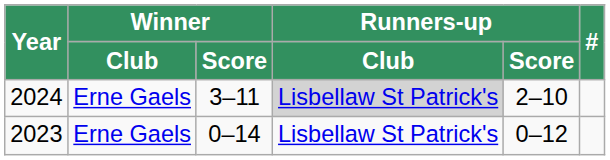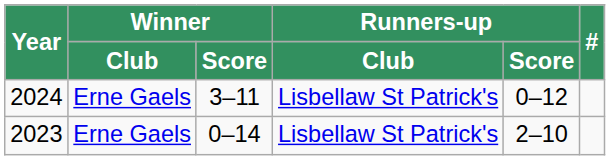(388, 97) lightgrey background -> (388, 97) no background
(542, 97) 2–10 -> (542, 97) 0–12
(542, 135) 0–12 -> (542, 135) 2–10
